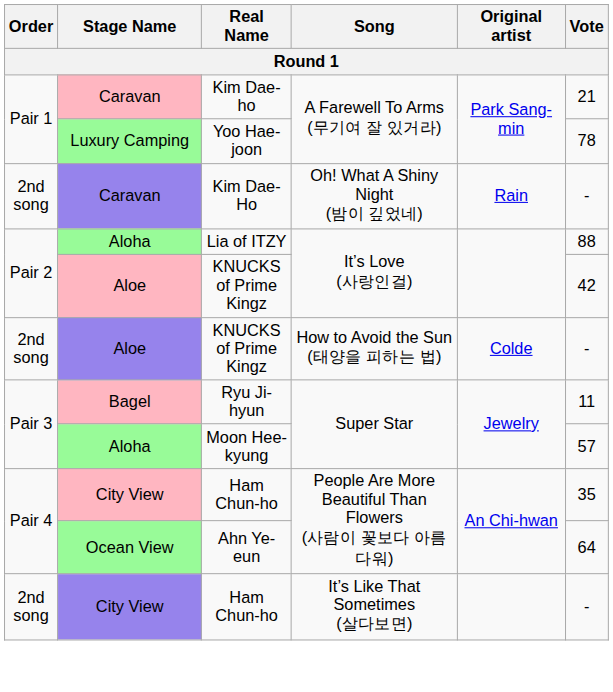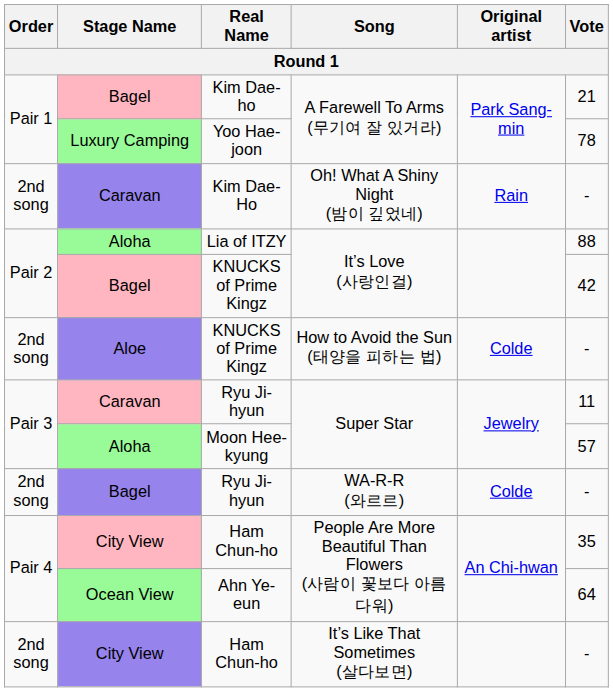(130, 96) Caravan -> (130, 96) Bagel
(130, 285) Aloe -> (130, 285) Bagel
(130, 401) Bagel -> (130, 401) Caravan
+ row: (247, 491)
